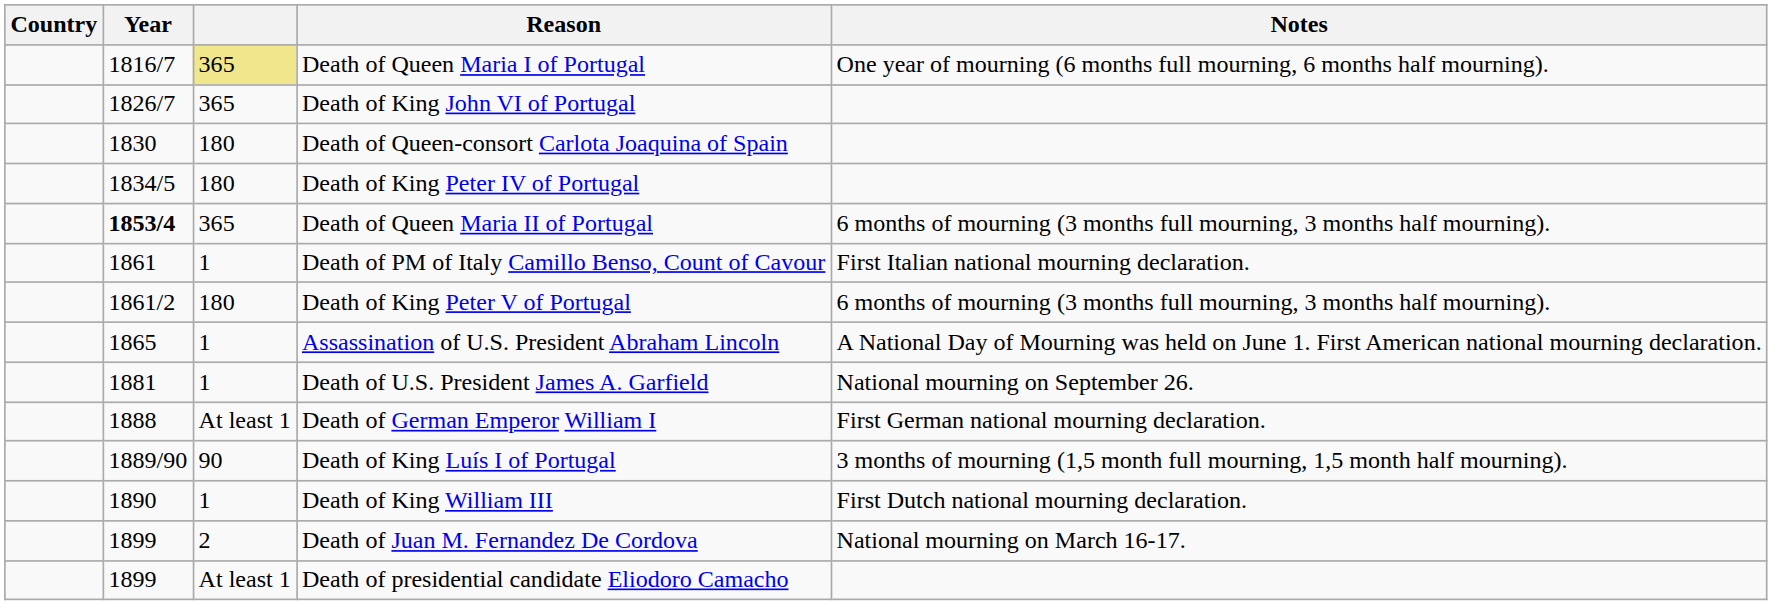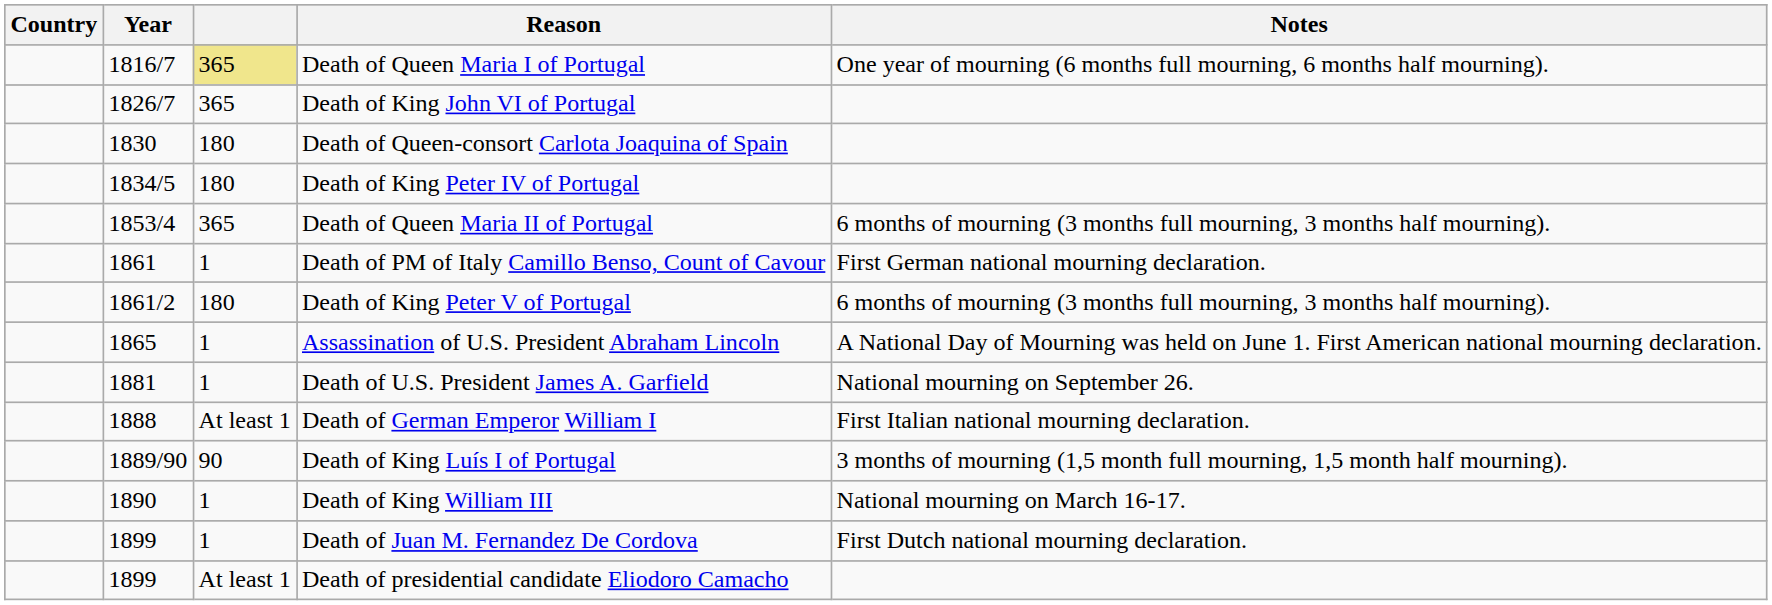(142, 223) bold -> (142, 223) normal
(1043, 262) First Italian national mourning declaration. -> (1051, 262) First German national mourning declaration.
(1051, 421) First German national mourning declaration. -> (1043, 421) First Italian national mourning declaration.
(1042, 500) First Dutch national mourning declaration. -> (1011, 500) National mourning on March 16-17.
(205, 540) 2 -> (205, 540) 1
(1011, 540) National mourning on March 16-17. -> (1042, 540) First Dutch national mourning declaration.
